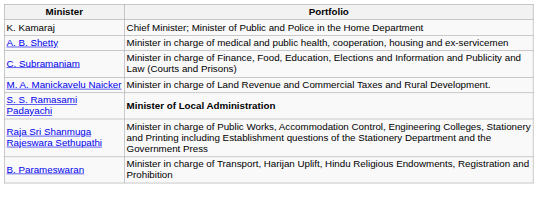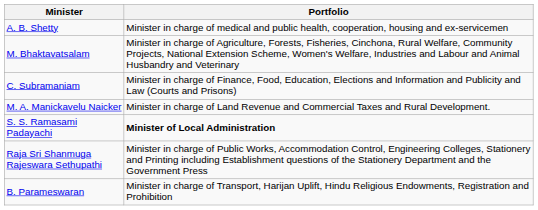- row: (31, 27)
+ row: (48, 54)
